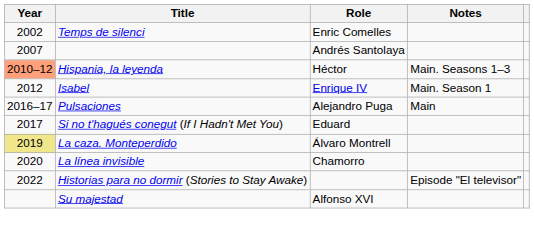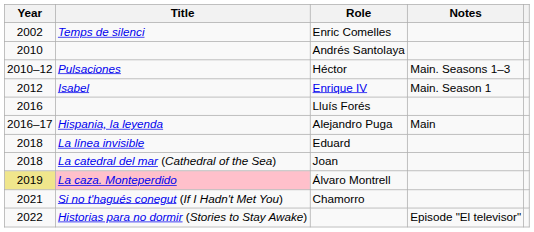(30, 50) 2007 -> (30, 50) 2010
(30, 69) lightsalmon background -> (30, 69) no background
(111, 69) Hispania, la leyenda -> (89, 69) Pulsaciones
+ row: (341, 106)
(89, 106) Pulsaciones -> (111, 124) Hispania, la leyenda
(30, 124) 2017 -> (30, 143) 2018
(170, 124) Si no t'hagués conegut (If I Hadn't Met You) -> (101, 143) La línea invisible
+ row: (325, 161)
(117, 143) no background -> (117, 180) pink background
(30, 161) 2020 -> (30, 198) 2021
(101, 161) La línea invisible -> (170, 198) Si no t'hagués conegut (If I Hadn't Met You)
- row: (343, 198)
